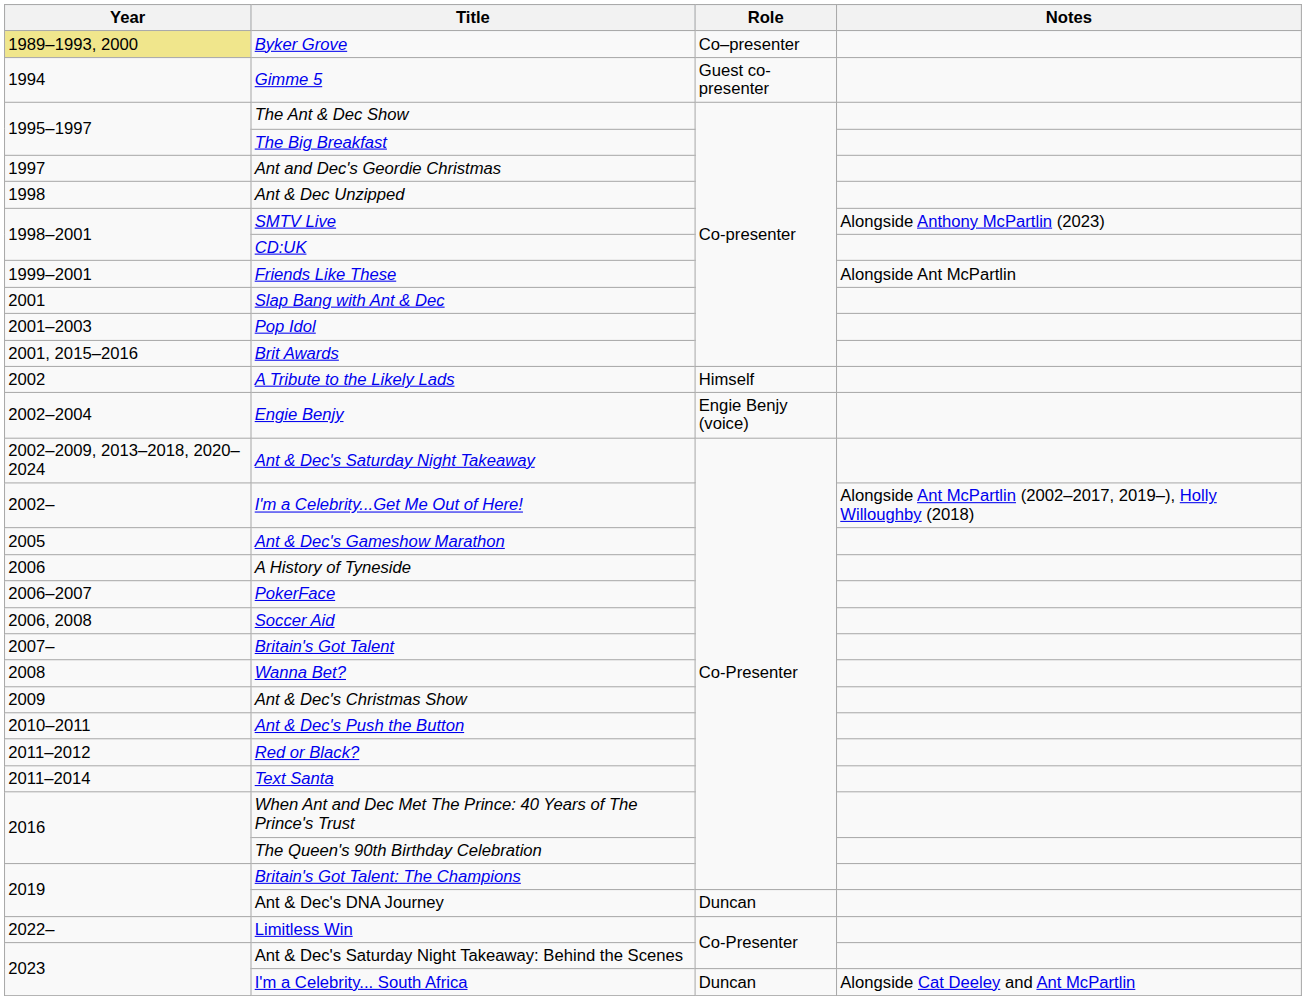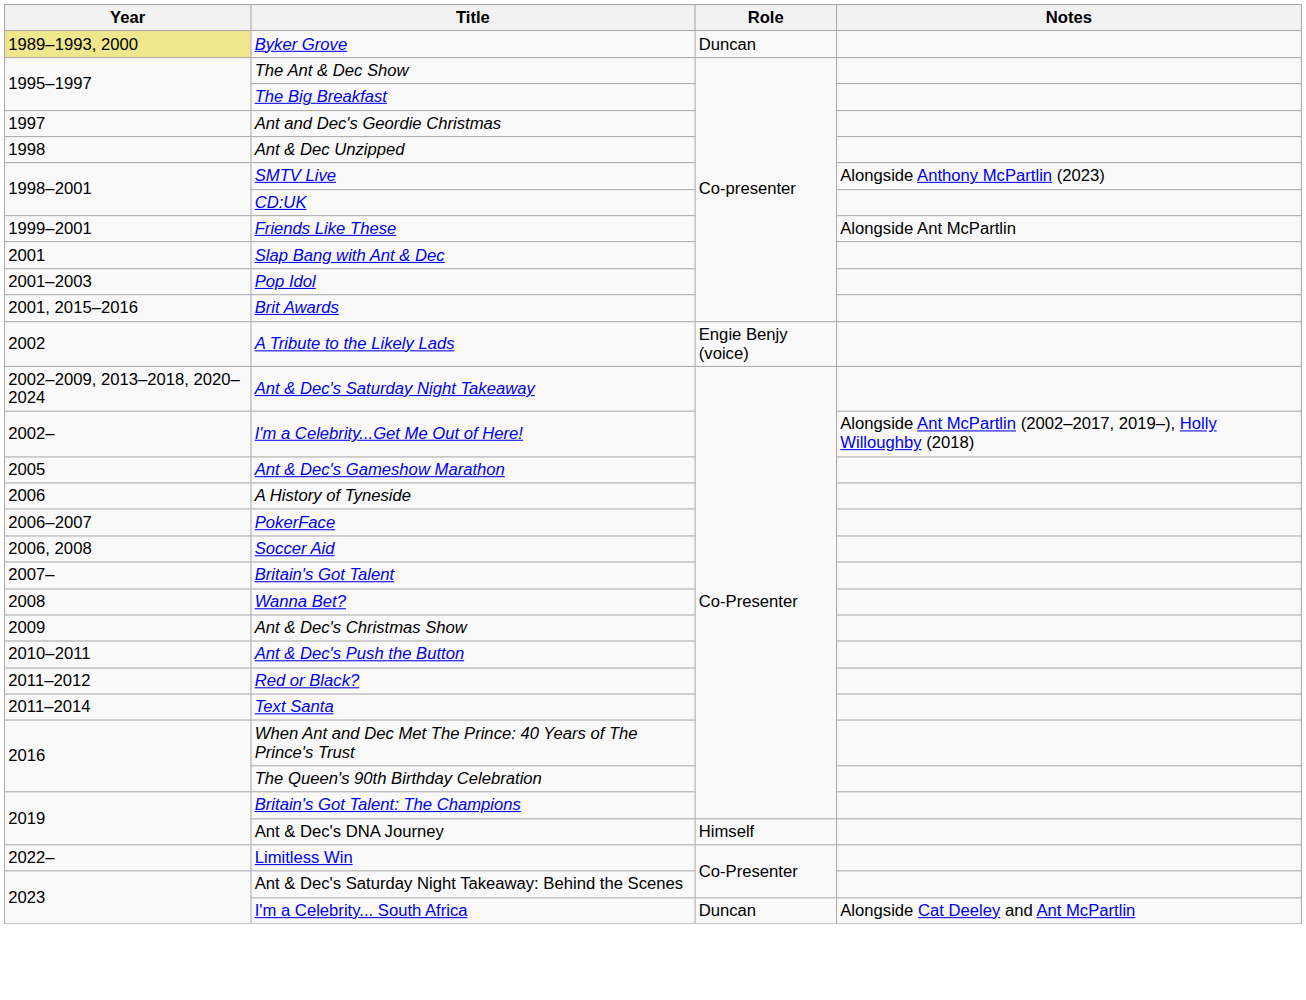(749, 44) Co–presenter -> (727, 44) Duncan
- row: (288, 79)
(727, 379) Himself -> (743, 343) Engie Benjy (voice)
- row: (299, 415)
(727, 902) Duncan -> (727, 831) Himself
